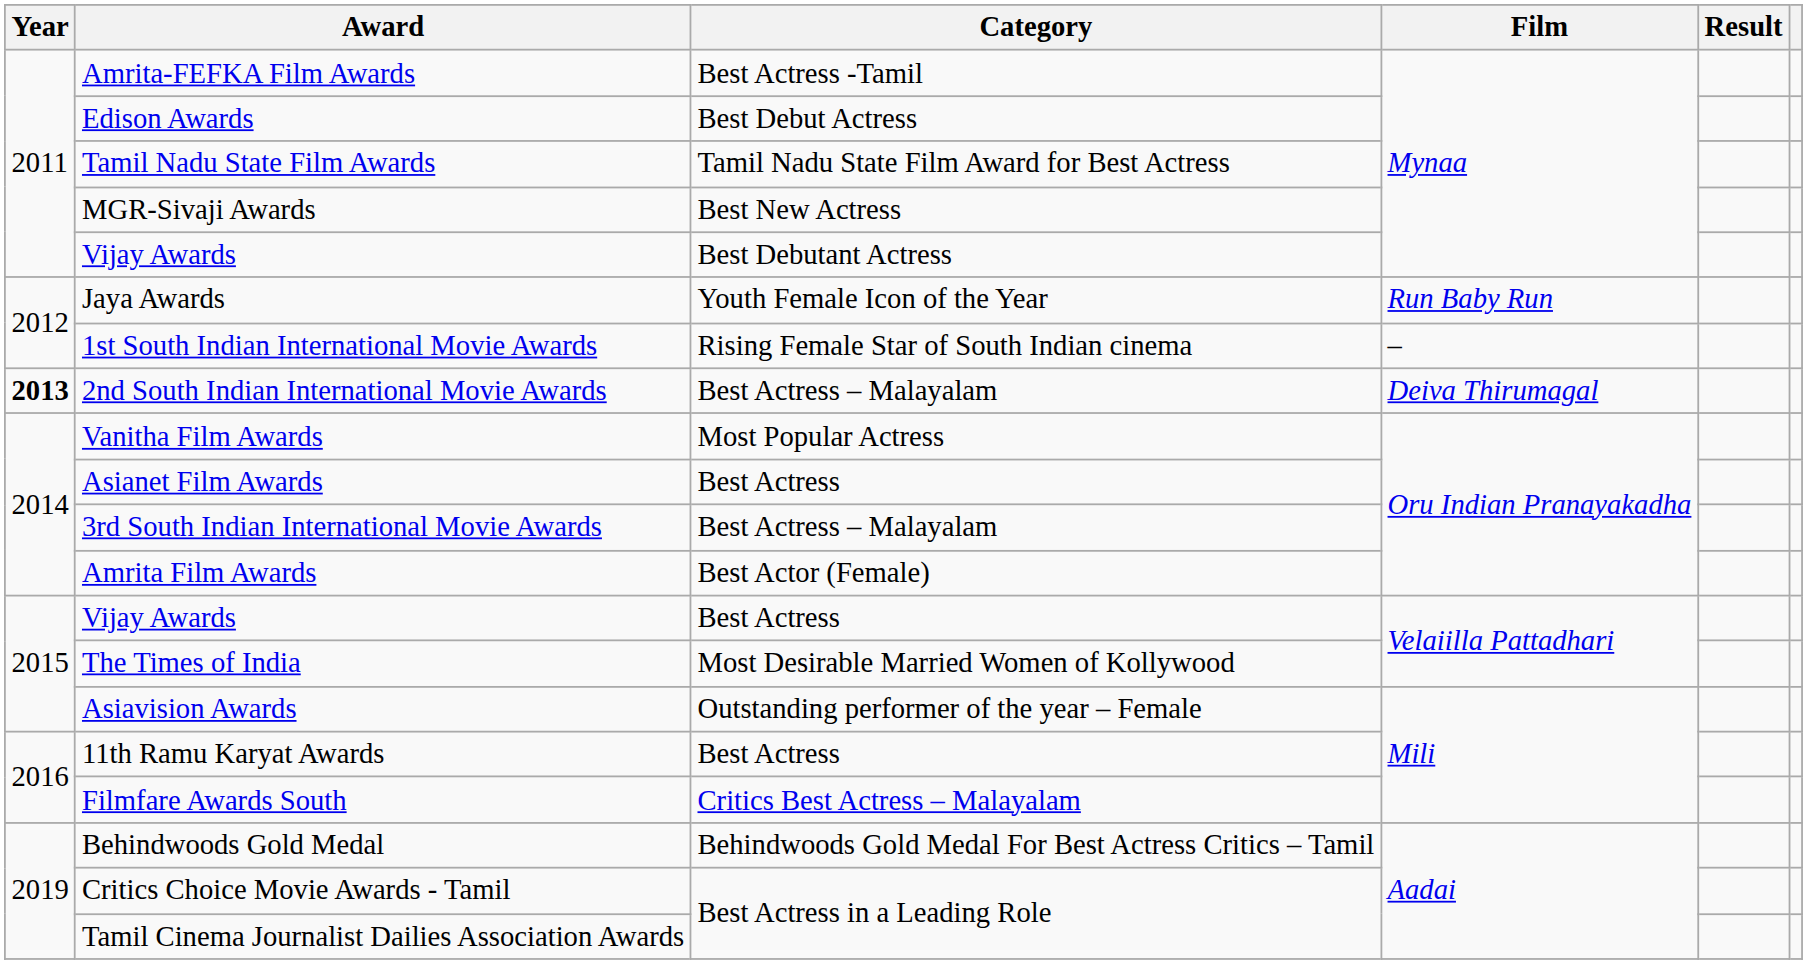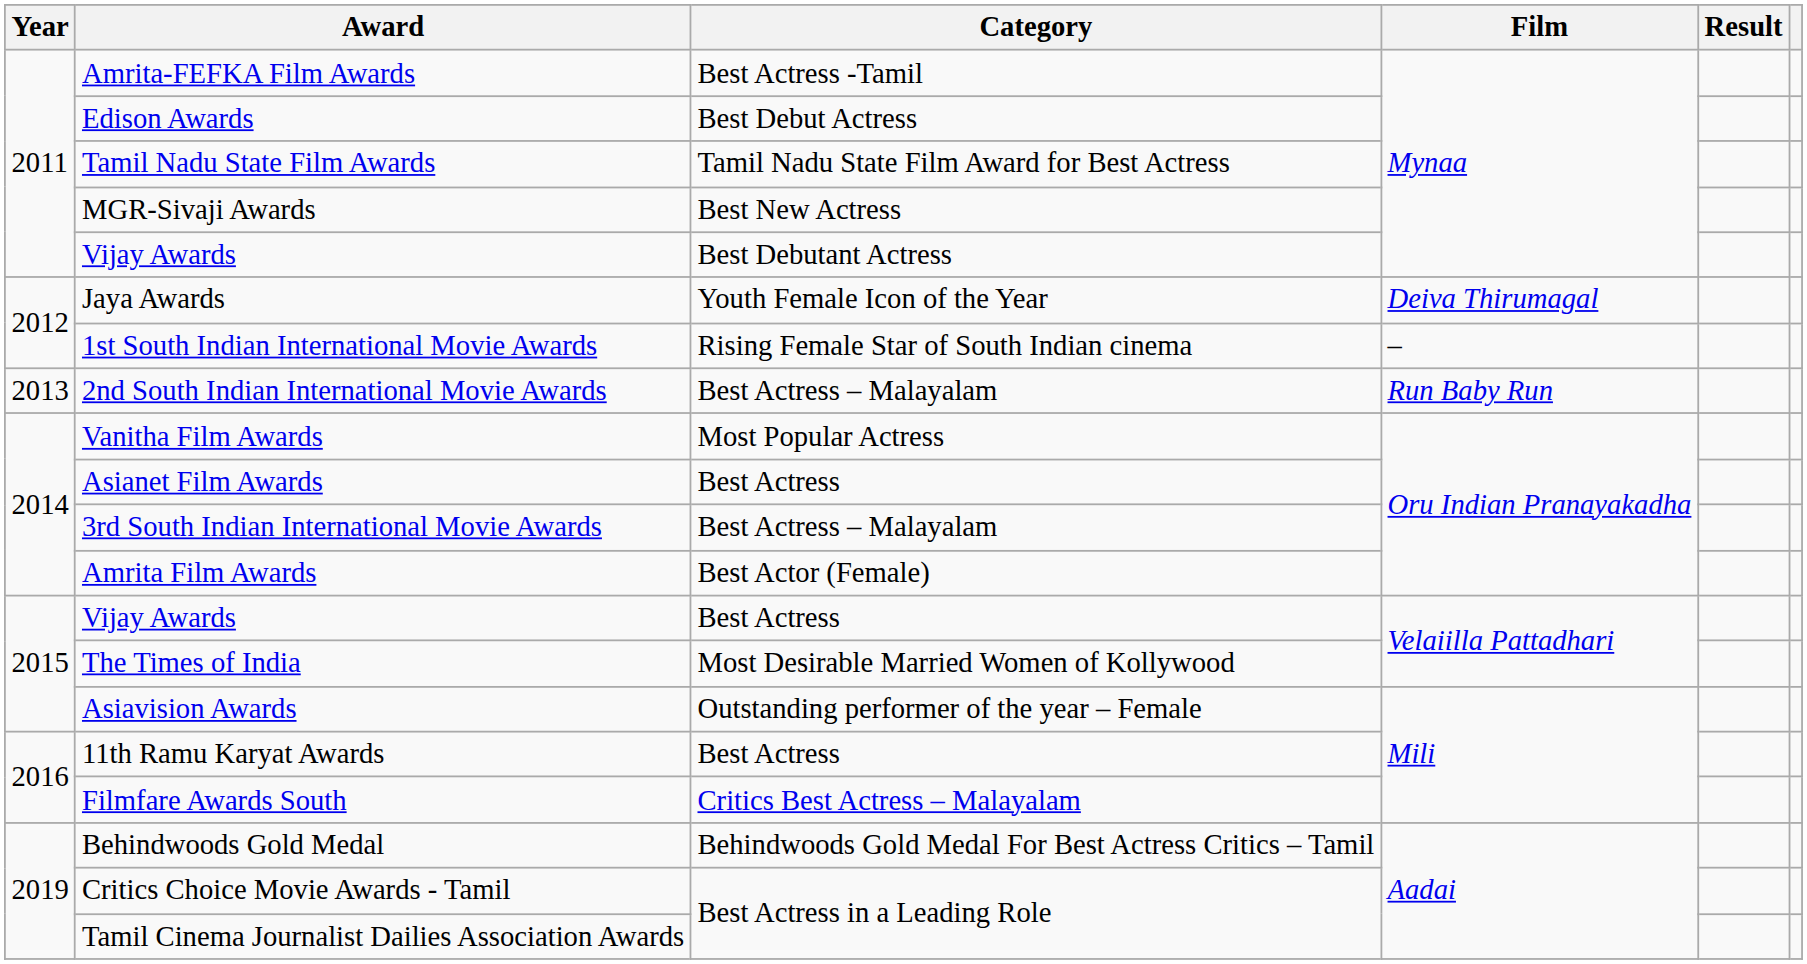(1470, 299) Run Baby Run -> (1493, 299) Deiva Thirumagal
(40, 390) bold -> (40, 390) normal
(1493, 390) Deiva Thirumagal -> (1470, 390) Run Baby Run
